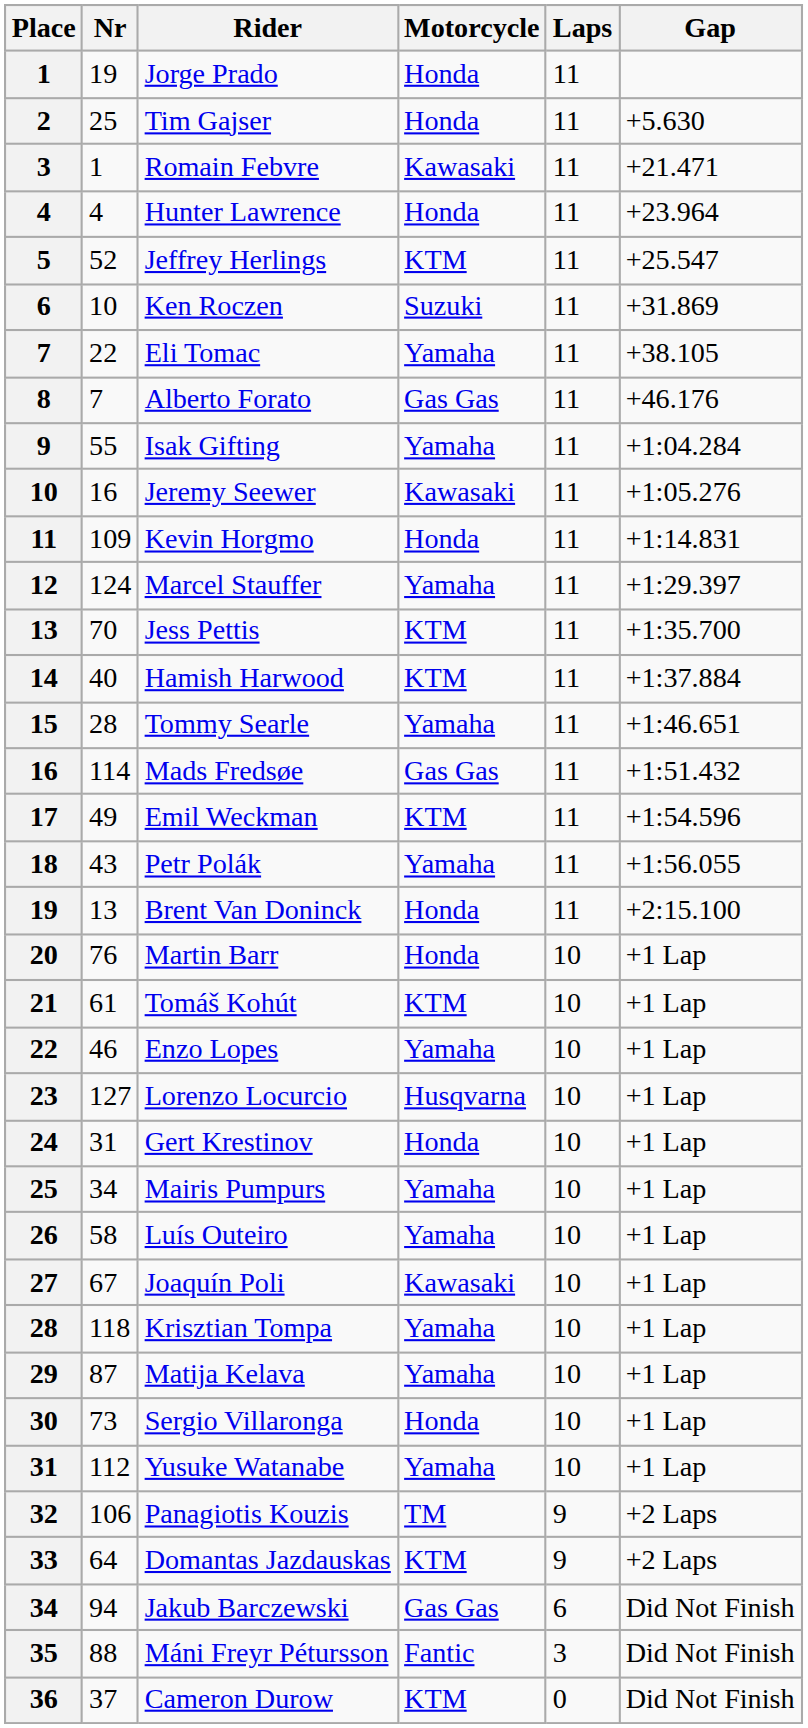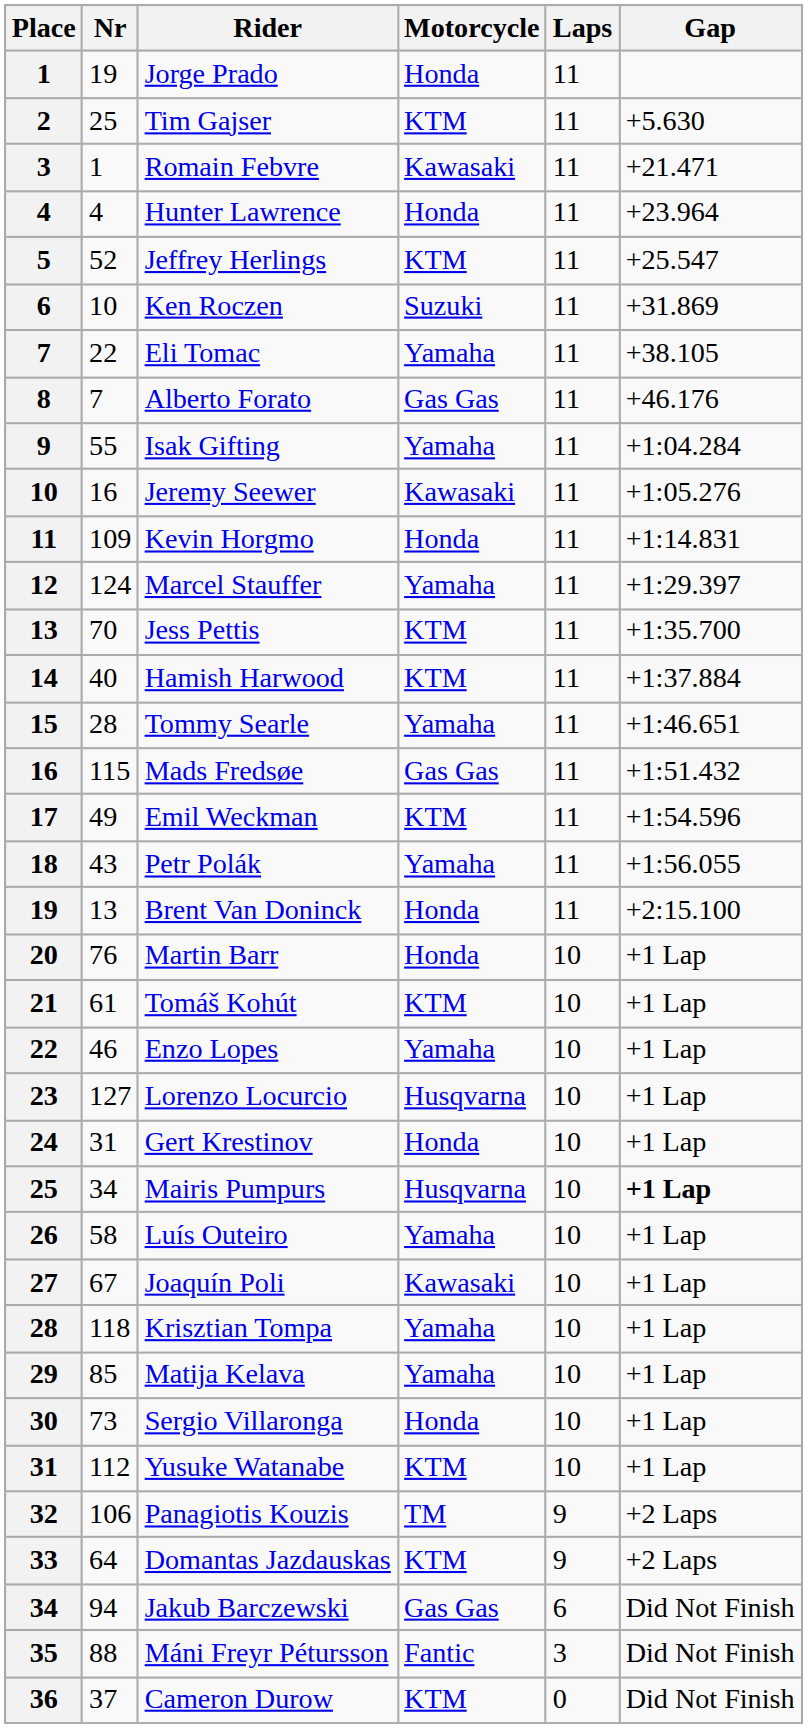(442, 120) Honda -> (435, 120) KTM
(110, 770) 114 -> (110, 770) 115
(450, 1188) Yamaha -> (465, 1188) Husqvarna
(666, 1188) normal -> (668, 1188) bold
(103, 1374) 87 -> (103, 1374) 85
(450, 1467) Yamaha -> (435, 1467) KTM
